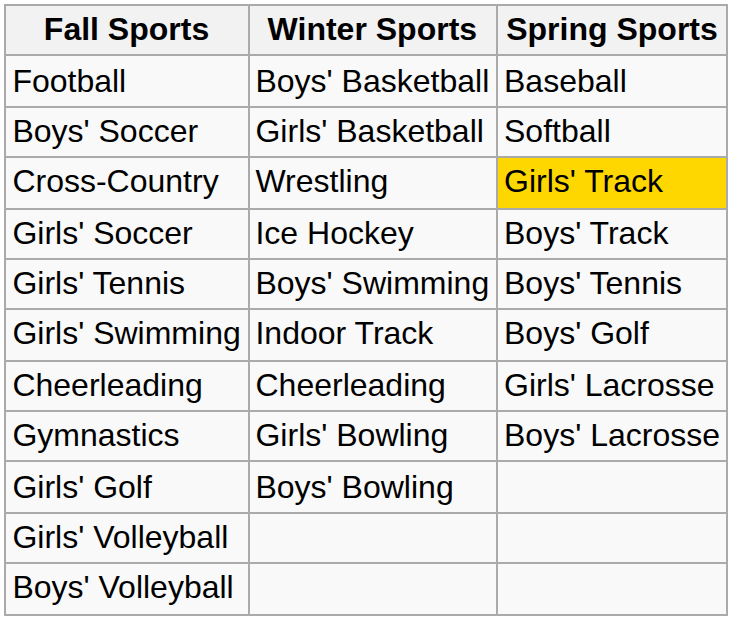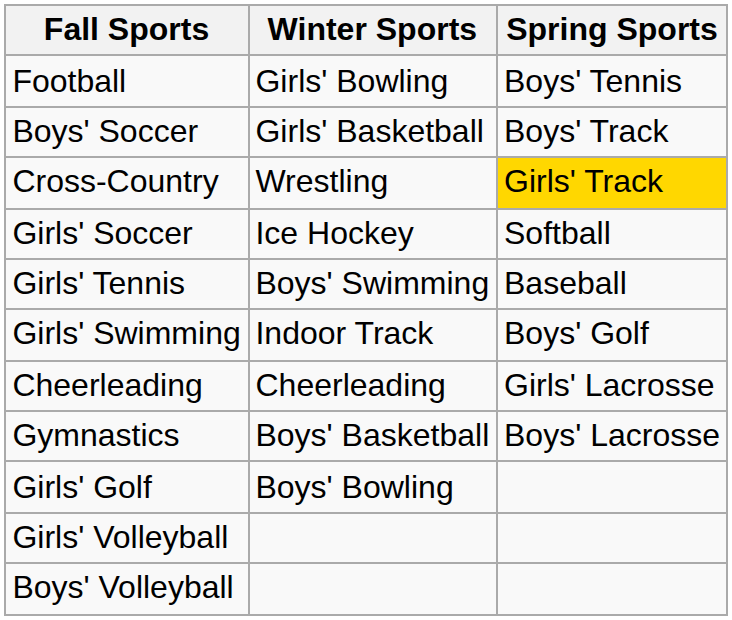(372, 80) Boys' Basketball -> (352, 80) Girls' Bowling
(565, 80) Baseball -> (593, 80) Boys' Tennis
(557, 131) Softball -> (586, 131) Boys' Track
(586, 232) Boys' Track -> (557, 232) Softball
(593, 283) Boys' Tennis -> (565, 283) Baseball
(352, 435) Girls' Bowling -> (372, 435) Boys' Basketball
